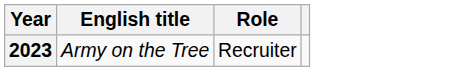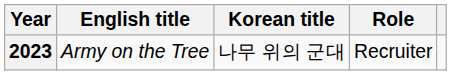+ column: (282, 19)
